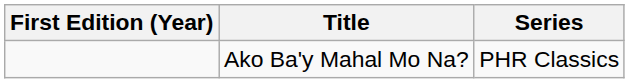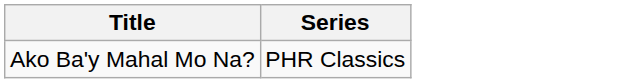- column: (112, 22)
